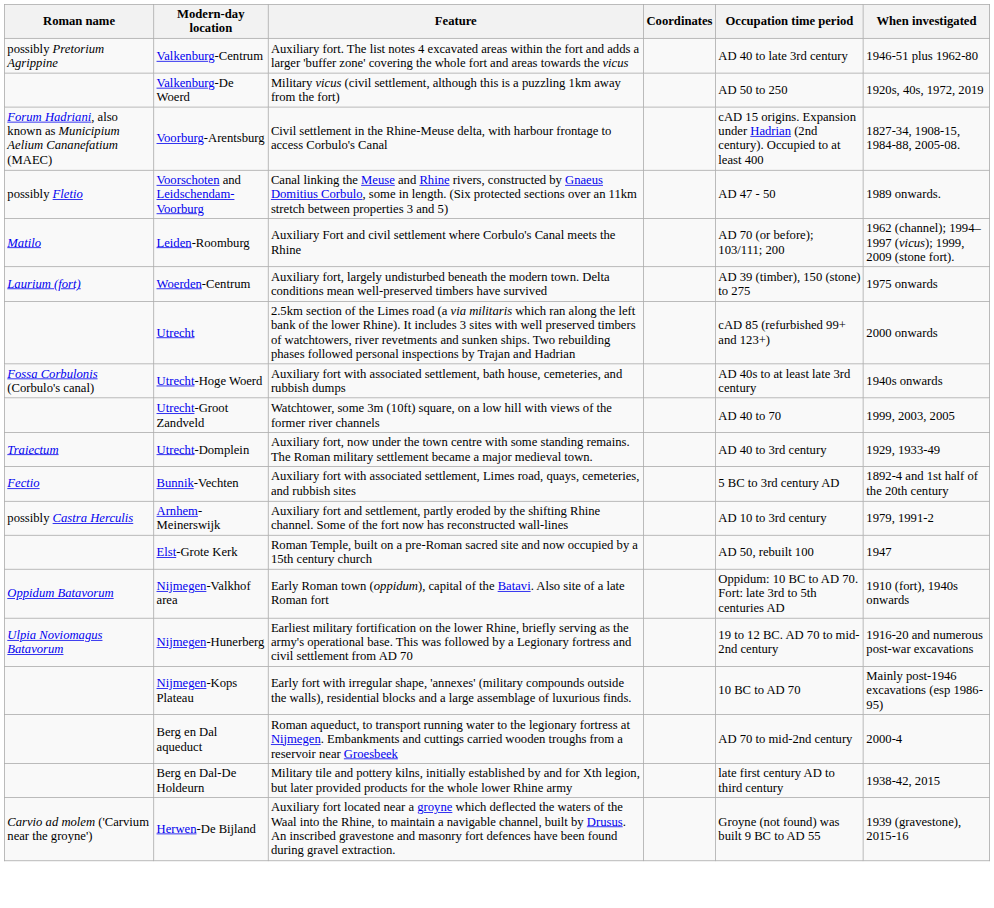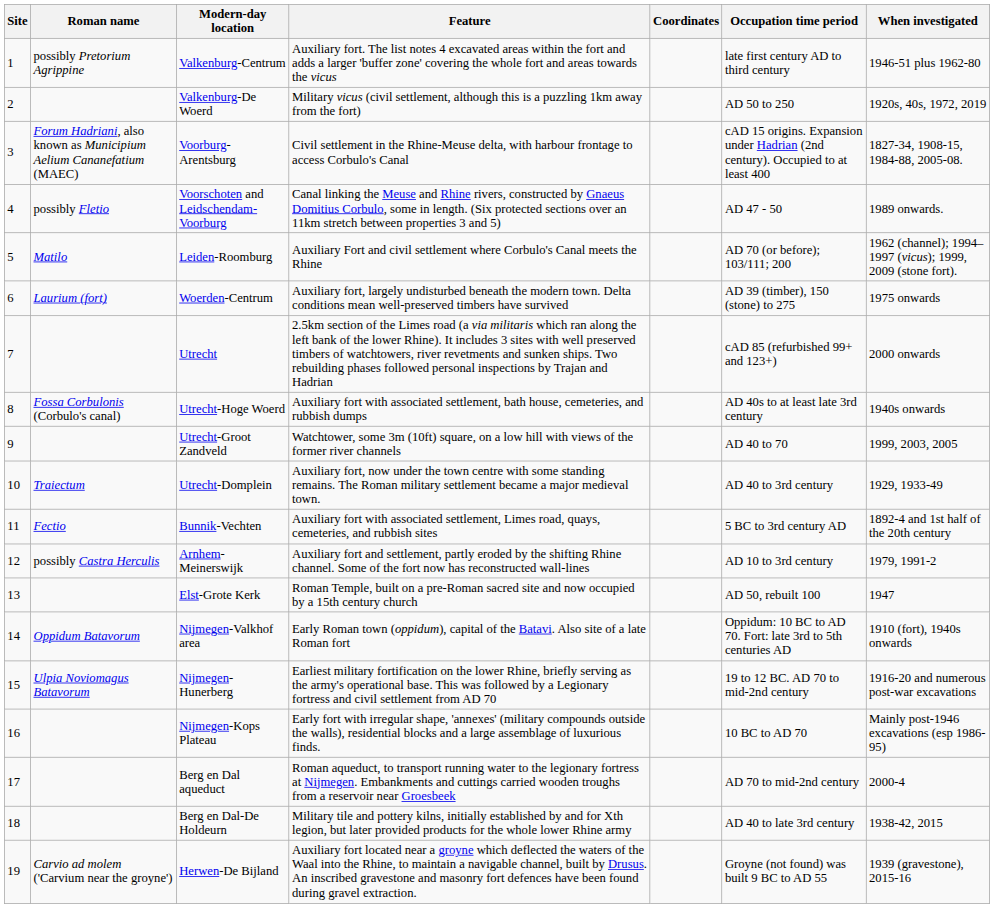+ column: (17, 21)
(783, 55) AD 40 to late 3rd century -> (783, 63) late first century AD to third century
(777, 780) late first century AD to third century -> (790, 823) AD 40 to late 3rd century
